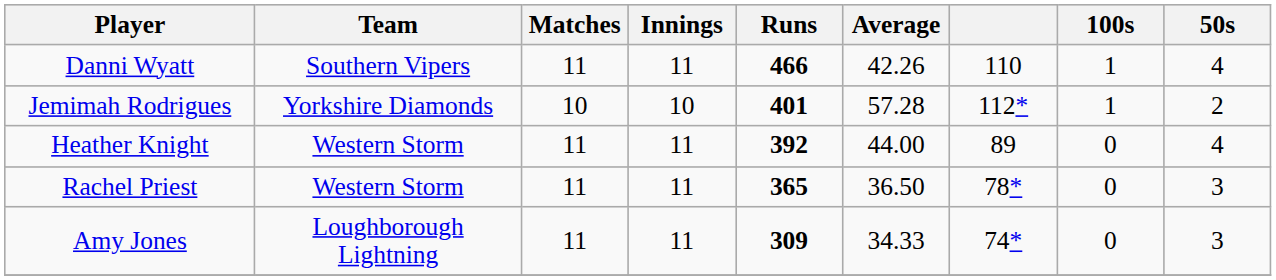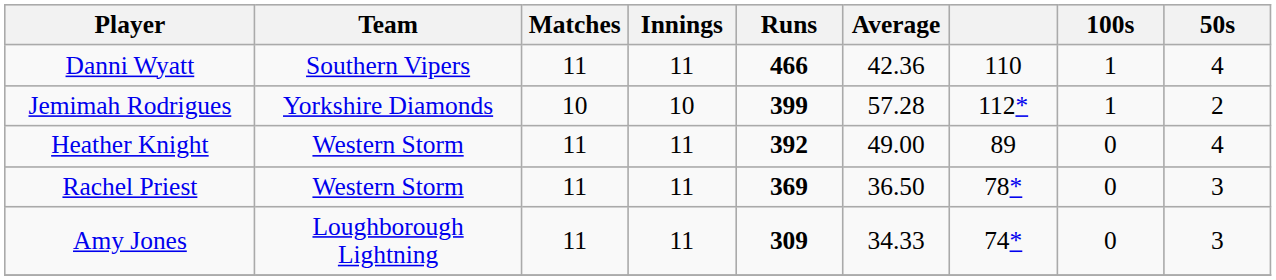(896, 65) 42.26 -> (896, 65) 42.36
(789, 105) 401 -> (789, 105) 399
(896, 145) 44.00 -> (896, 145) 49.00
(789, 186) 365 -> (789, 186) 369
